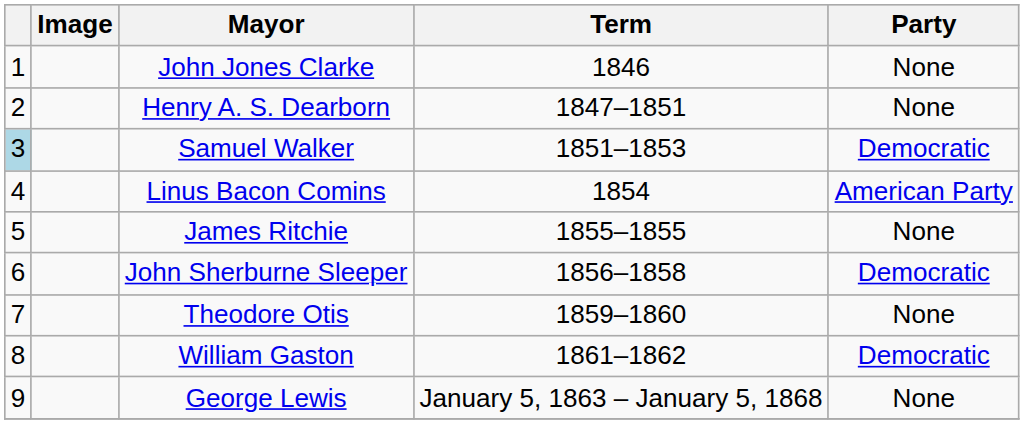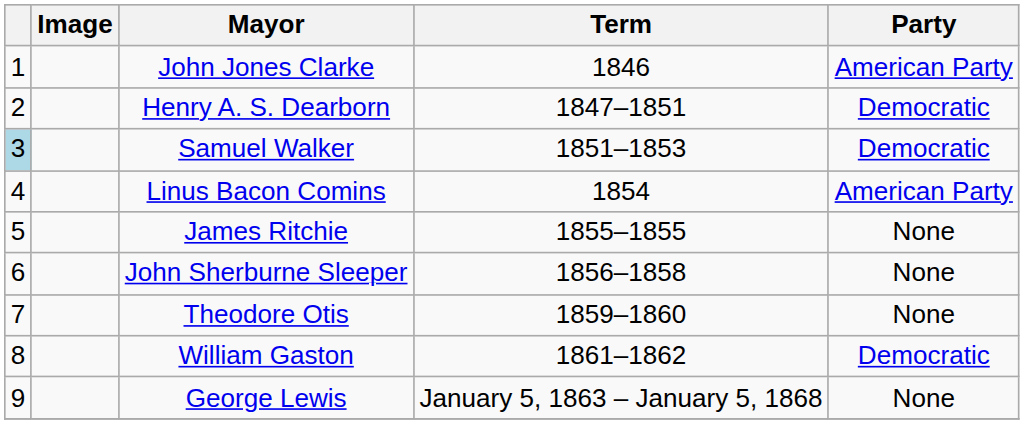(924, 66) None -> (924, 66) American Party
(924, 107) None -> (924, 107) Democratic
(924, 273) Democratic -> (924, 273) None
